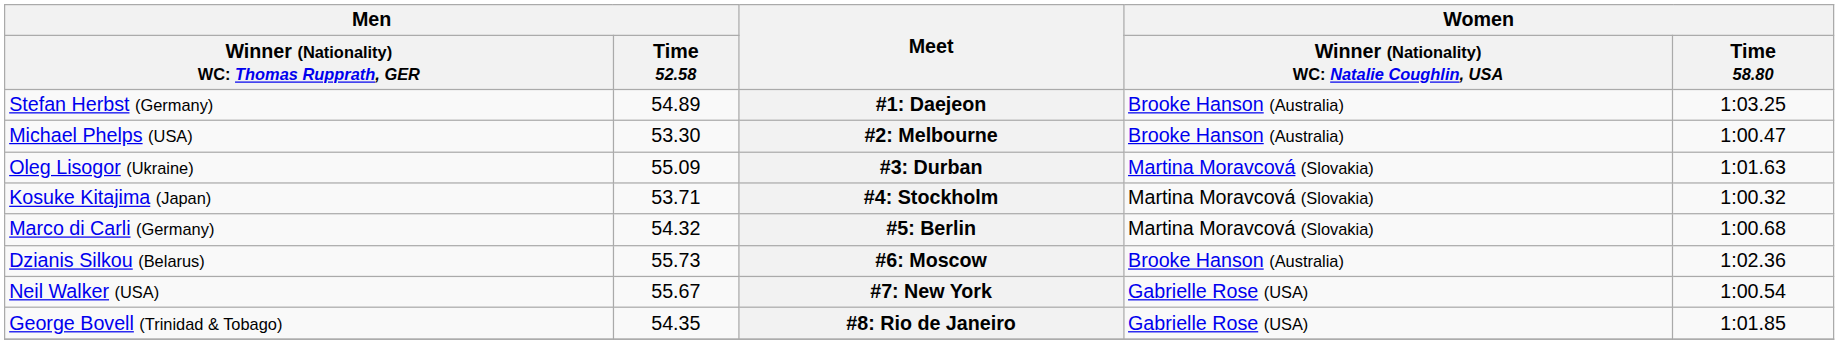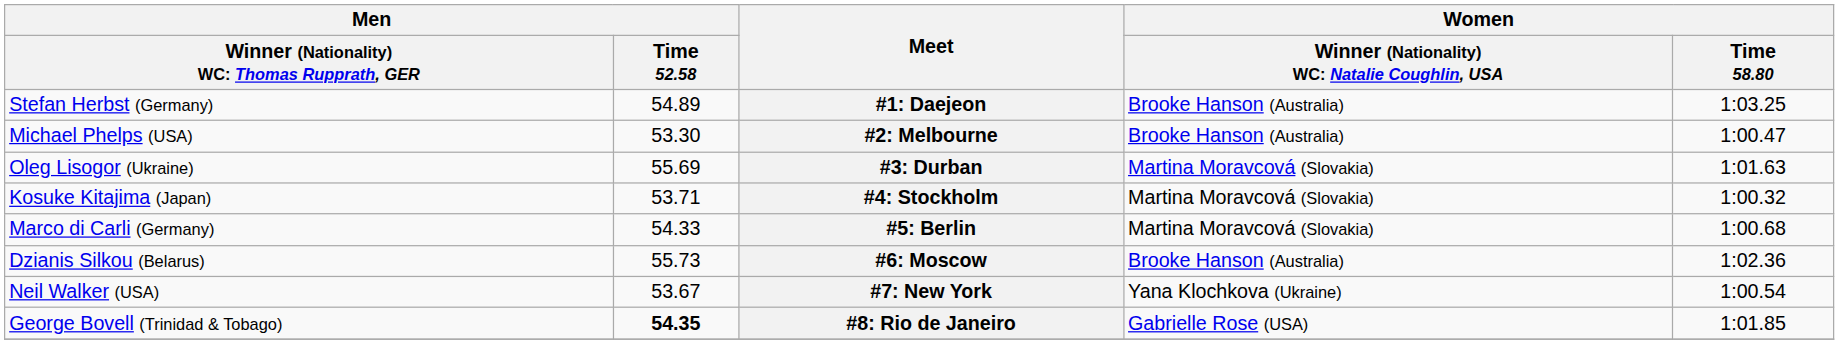(676, 167) 55.09 -> (676, 167) 55.69
(676, 229) 54.32 -> (676, 229) 54.33
(676, 291) 55.67 -> (676, 291) 53.67
(1218, 291) Gabrielle Rose (USA) -> (1235, 291) Yana Klochkova (Ukraine)
(676, 323) normal -> (676, 323) bold
